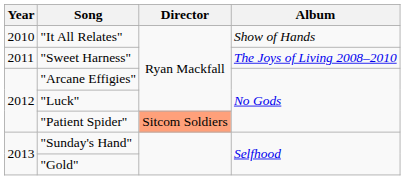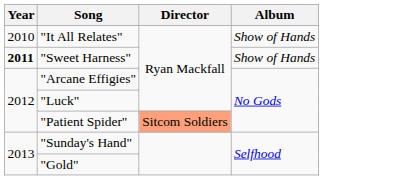(21, 57) normal -> (21, 57) bold
(315, 57) The Joys of Living 2008–2010 -> (275, 57) Show of Hands
